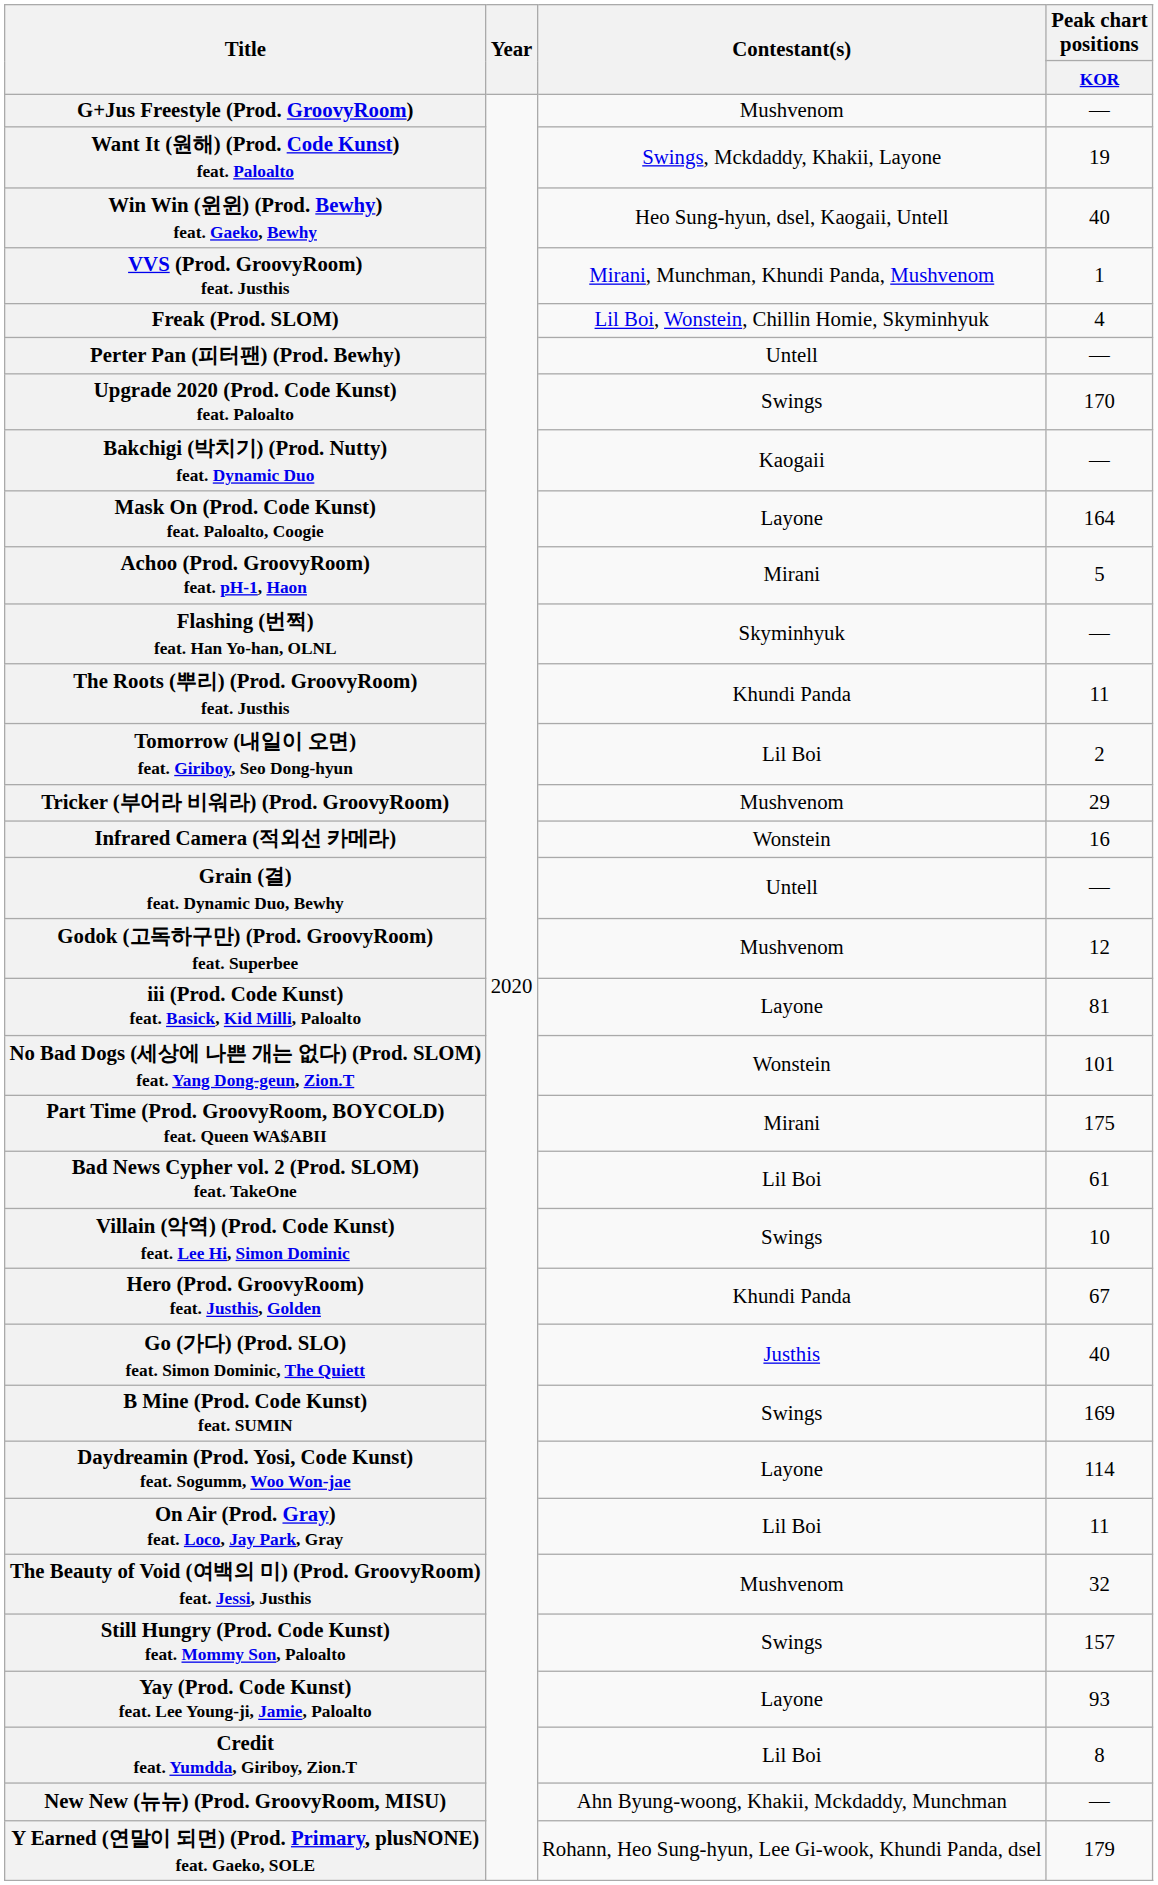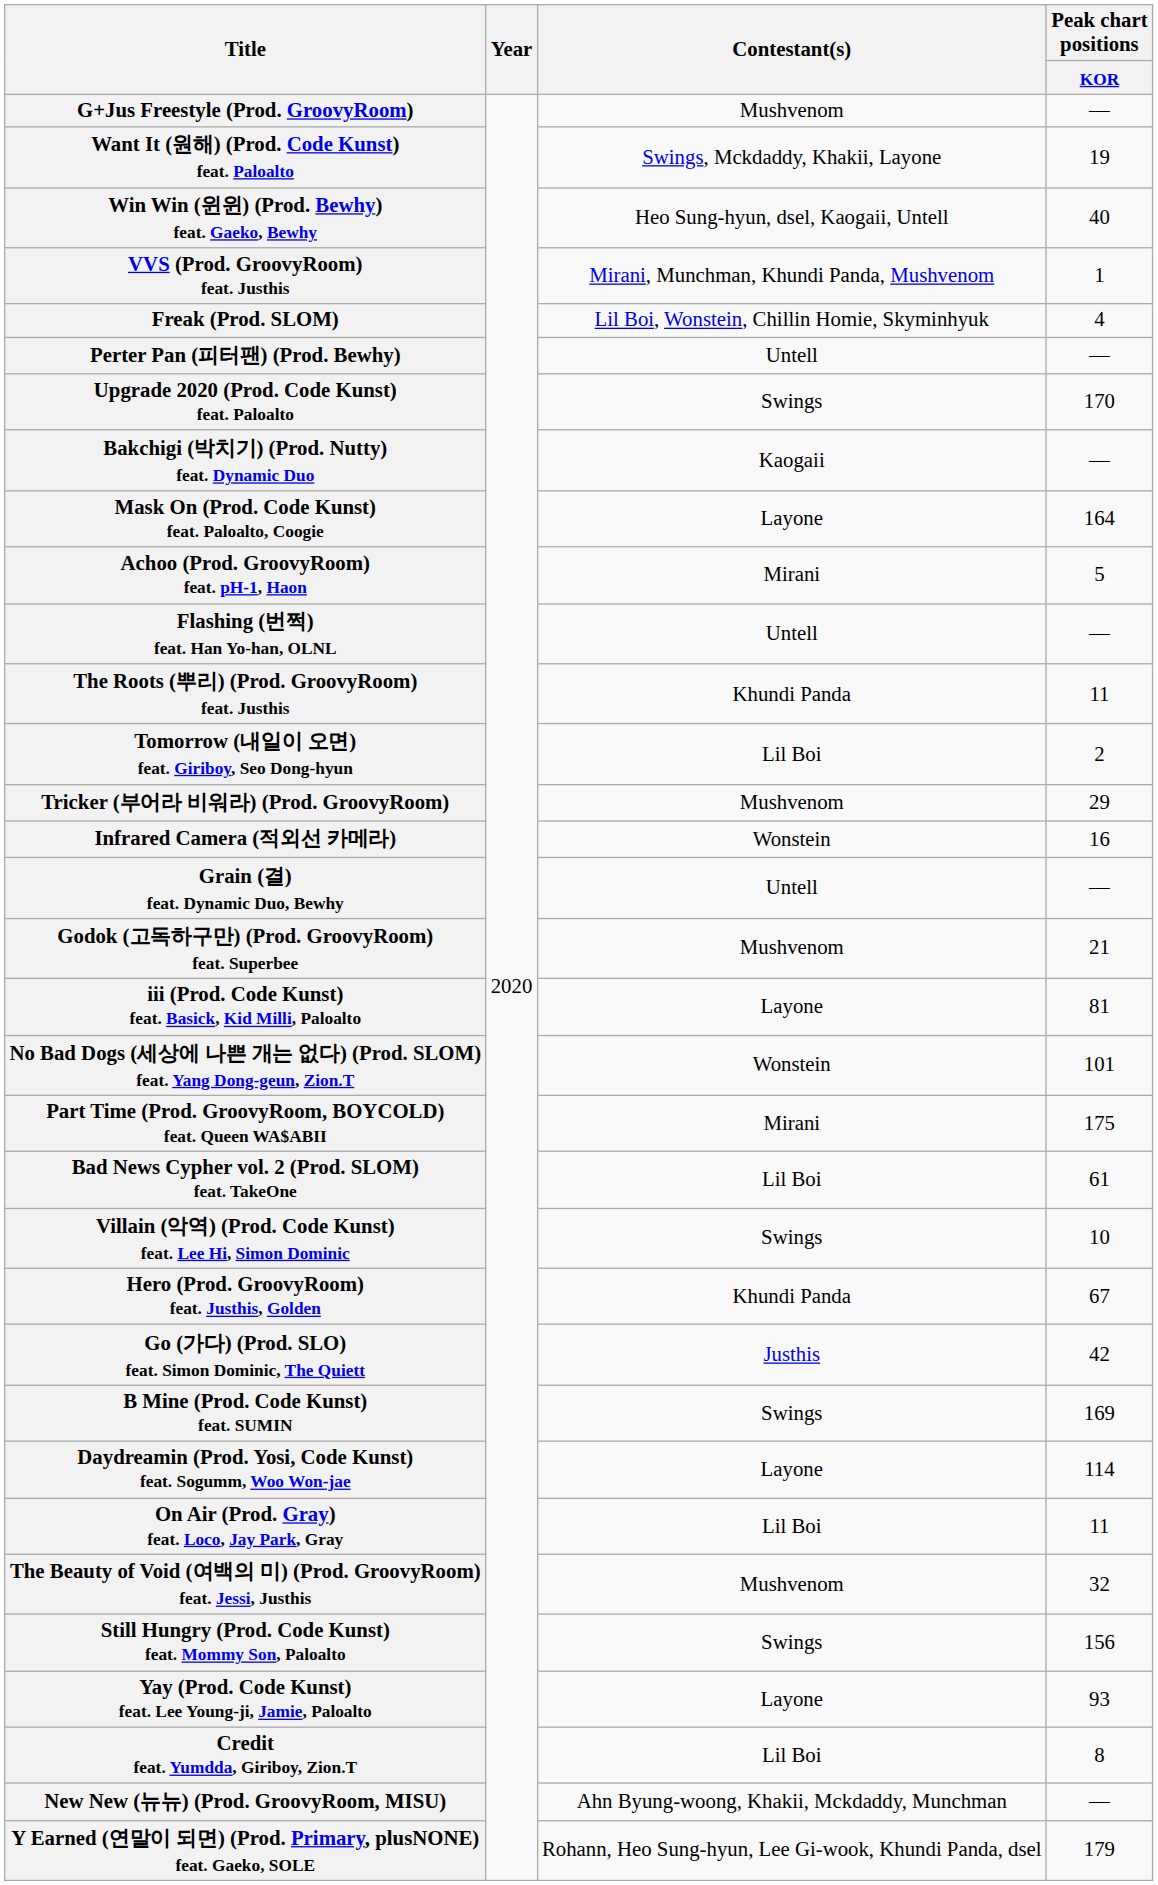(792, 633) Skyminhyuk -> (792, 633) Untell
(1099, 948) 12 -> (1099, 948) 21
(1099, 1354) 40 -> (1099, 1354) 42
(1099, 1642) 157 -> (1099, 1642) 156
